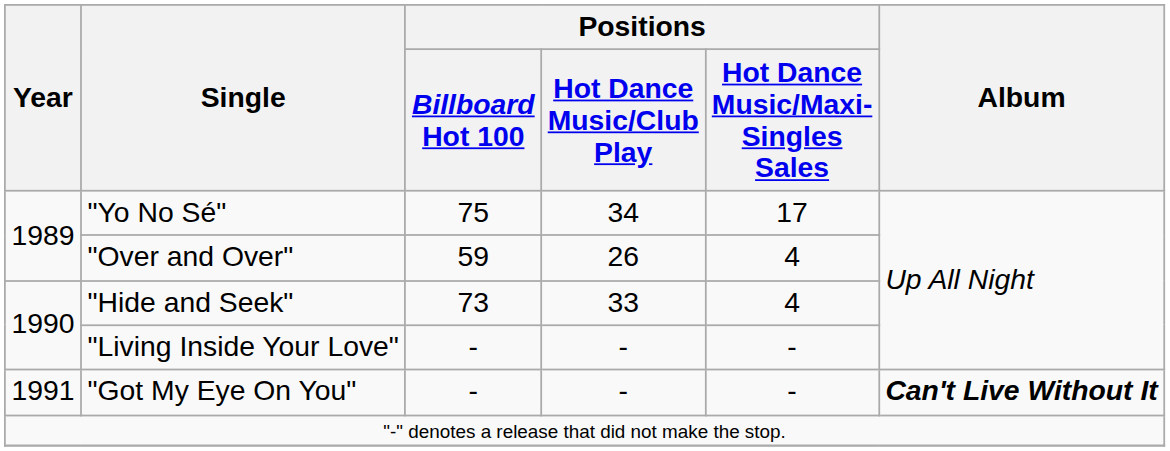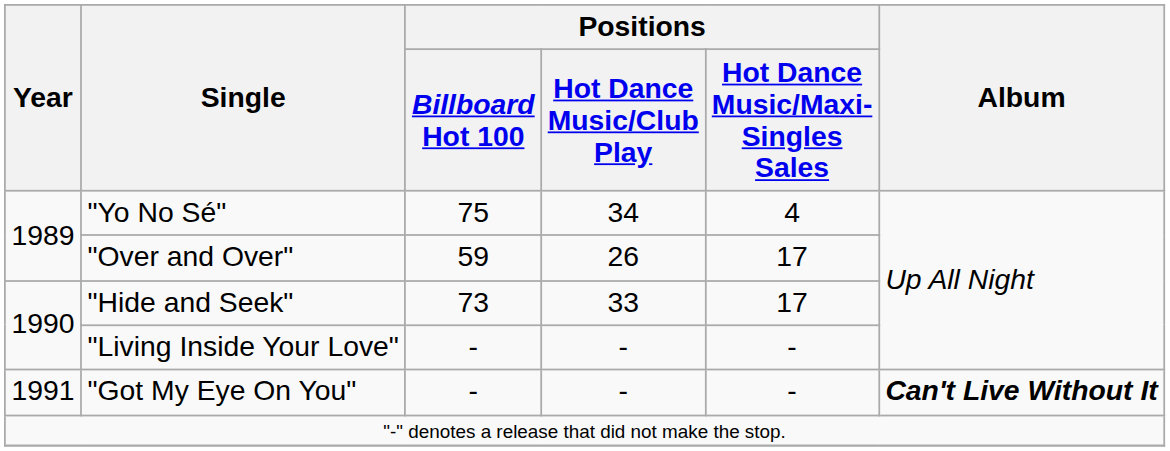(792, 212) 17 -> (792, 212) 4
(792, 257) 4 -> (792, 257) 17
(792, 302) 4 -> (792, 302) 17
